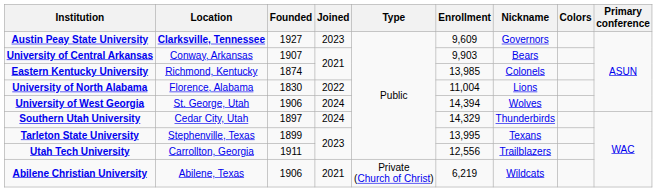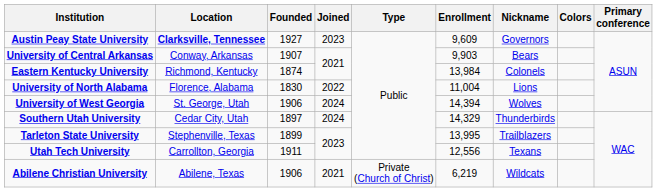(465, 71) 13,985 -> (465, 71) 13,984
(525, 135) Texans -> (525, 135) Trailblazers
(525, 151) Trailblazers -> (525, 151) Texans
